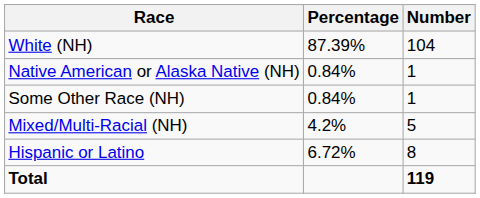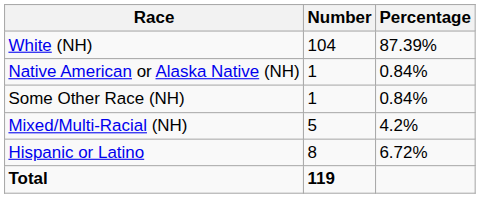columns swapped: (439, 17) <-> (353, 17)
